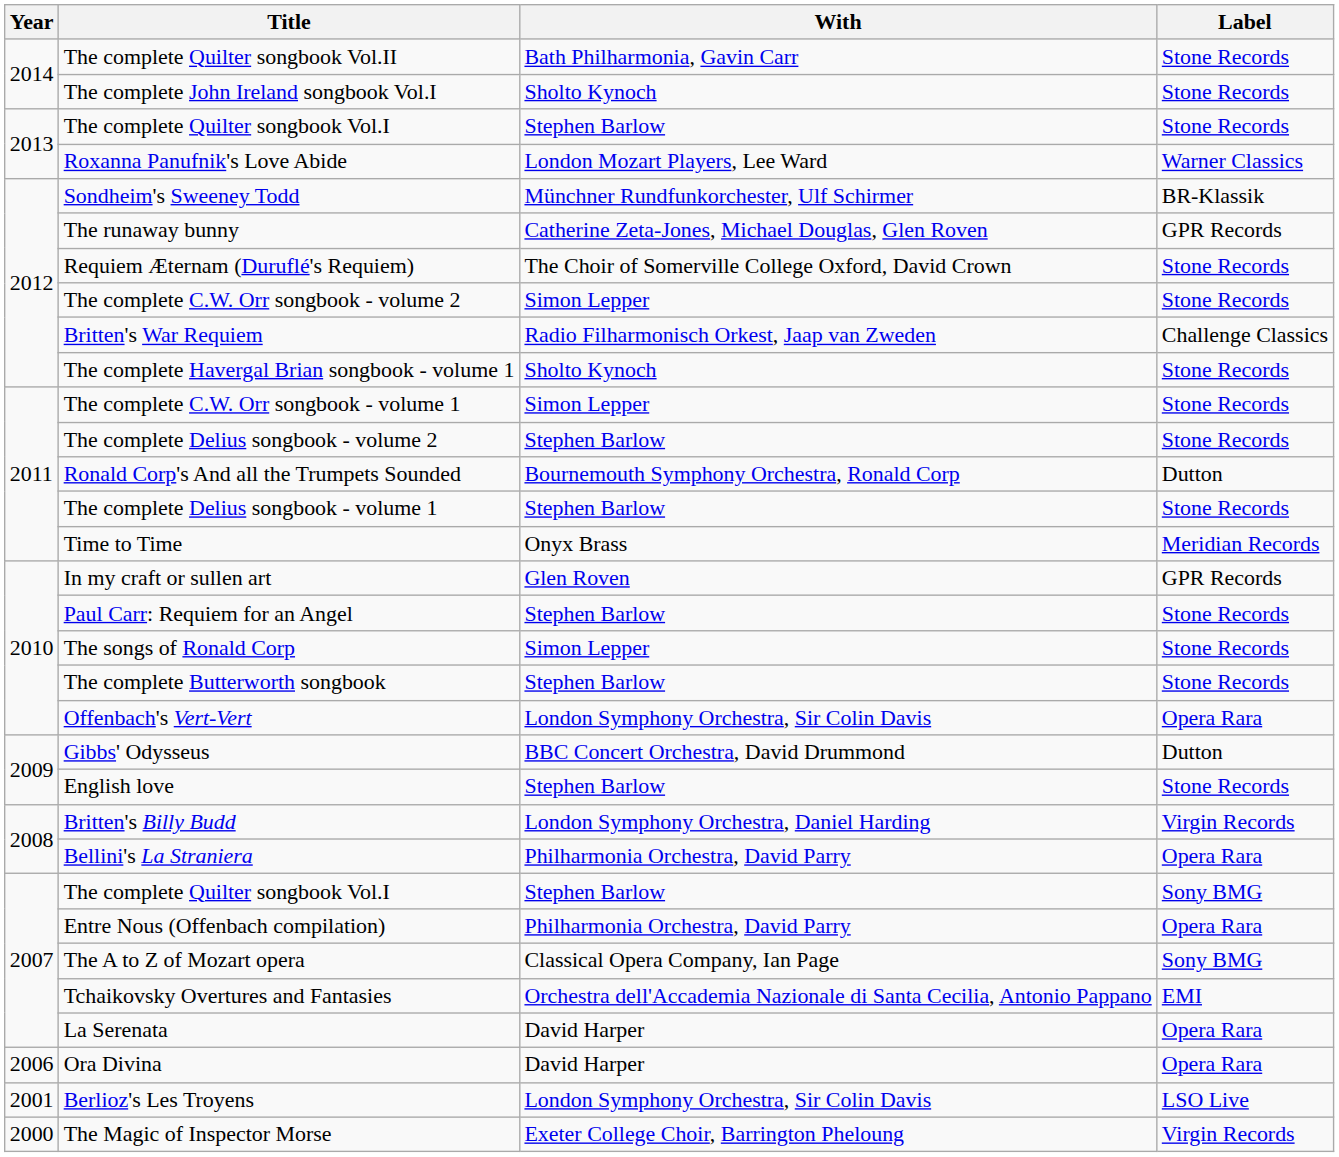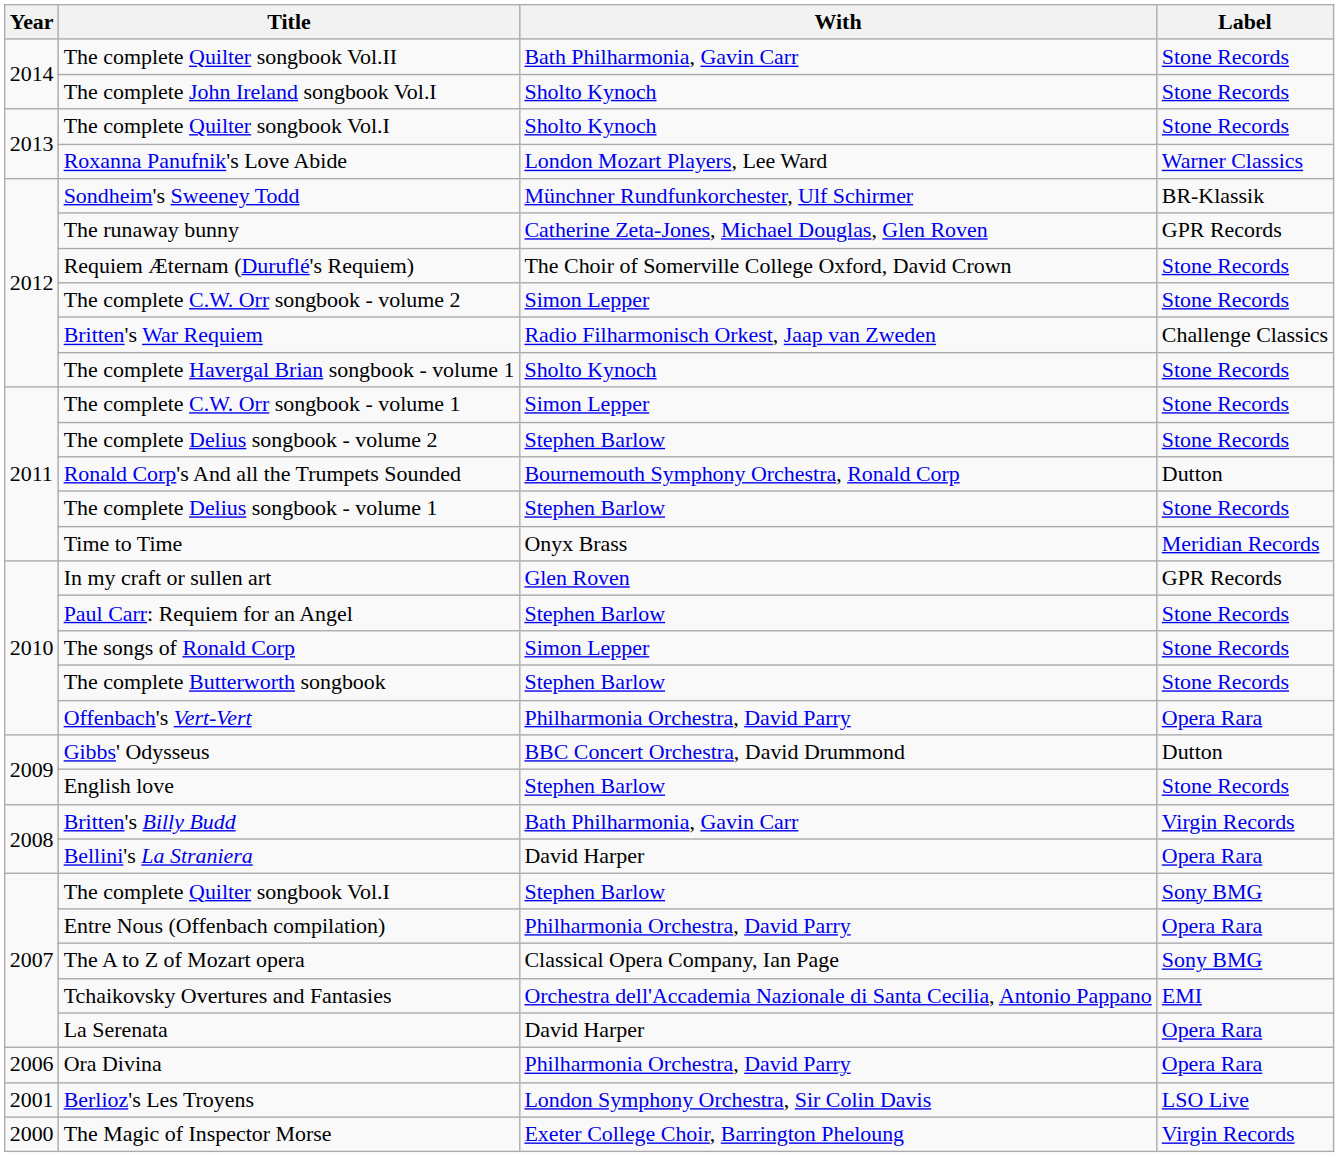(595, 126) Stephen Barlow -> (591, 126) Sholto Kynoch
(728, 717) London Symphony Orchestra, Sir Colin Davis -> (688, 717) Philharmonia Orchestra, David Parry
(727, 821) London Symphony Orchestra, Daniel Harding -> (661, 821) Bath Philharmonia, Gavin Carr
(688, 856) Philharmonia Orchestra, David Parry -> (584, 856) David Harper
(584, 1064) David Harper -> (688, 1064) Philharmonia Orchestra, David Parry
